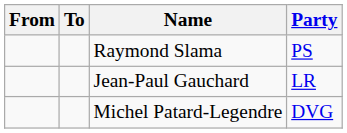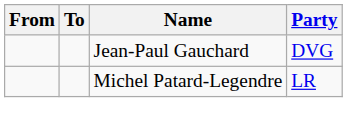- row: (158, 50)
(304, 81) LR -> (312, 50) DVG
(312, 111) DVG -> (304, 81) LR
